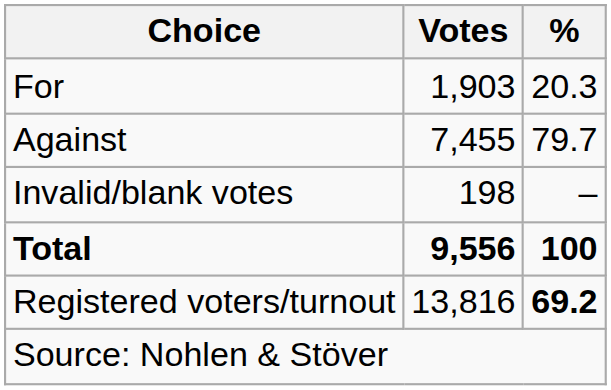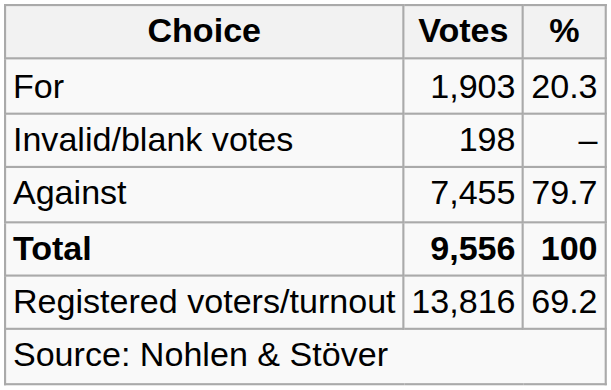rows swapped: (70, 139) <-> (153, 193)
(564, 301) bold -> (564, 301) normal
